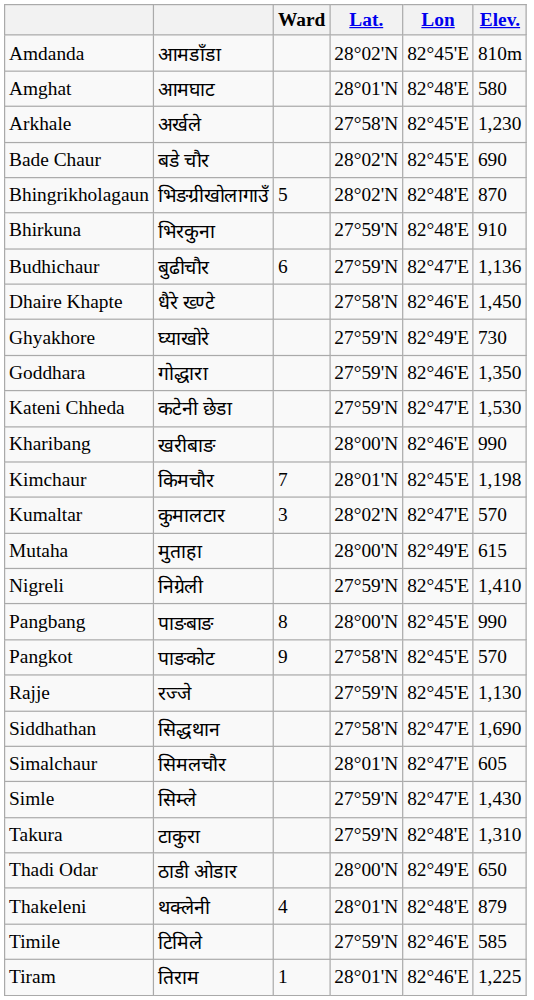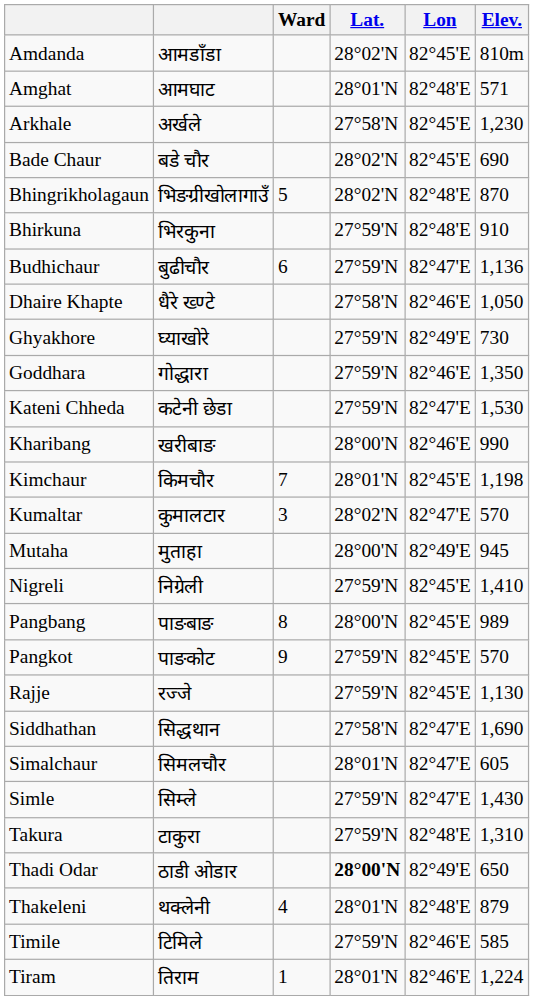(492, 88) 580 -> (494, 88) 571
(500, 301) 1,450 -> (502, 301) 1,050
(492, 550) 615 -> (494, 550) 945
(492, 621) 990 -> (494, 621) 989
(366, 657) 27°58'N -> (366, 657) 27°59'N
(366, 870) normal -> (367, 870) bold
(500, 977) 1,225 -> (502, 977) 1,224
